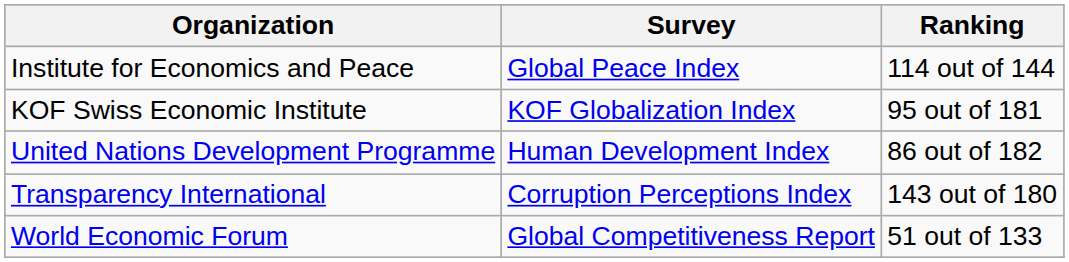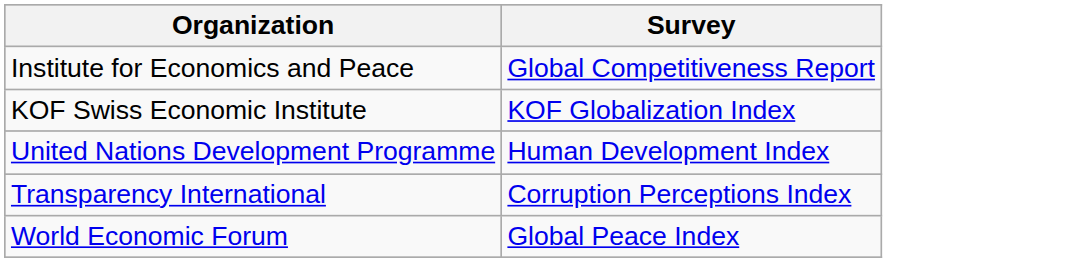- column: (972, 25)
(623, 67) Global Peace Index -> (691, 67) Global Competitiveness Report
(691, 236) Global Competitiveness Report -> (623, 236) Global Peace Index
